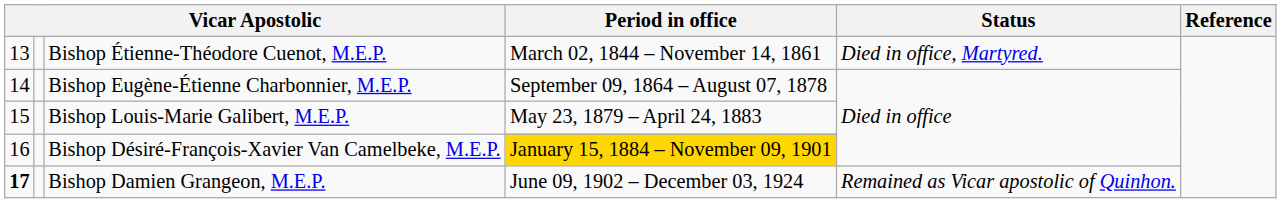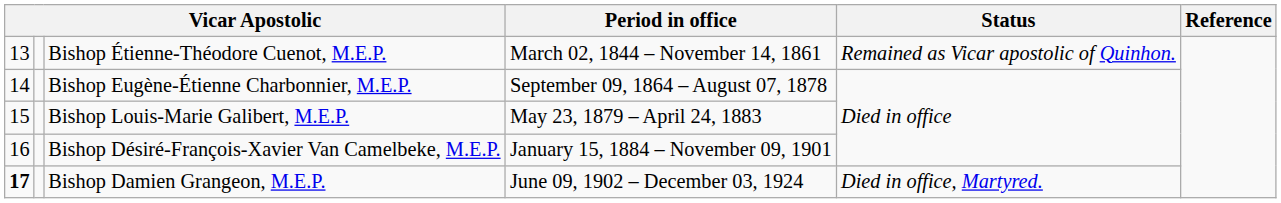(942, 52) Died in office, Martyred. -> (1008, 52) Remained as Vicar apostolic of Quinhon.
(671, 149) gold background -> (671, 149) no background
(1008, 181) Remained as Vicar apostolic of Quinhon. -> (942, 181) Died in office, Martyred.
